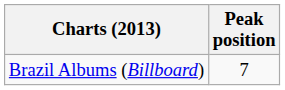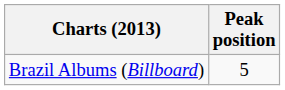(244, 69) 7 -> (244, 69) 5
